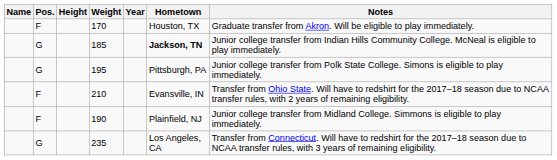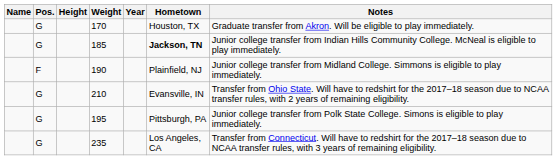(38, 26) F -> (39, 26) G
rows swapped: (99, 119) <-> (99, 70)
(38, 94) F -> (39, 94) G
